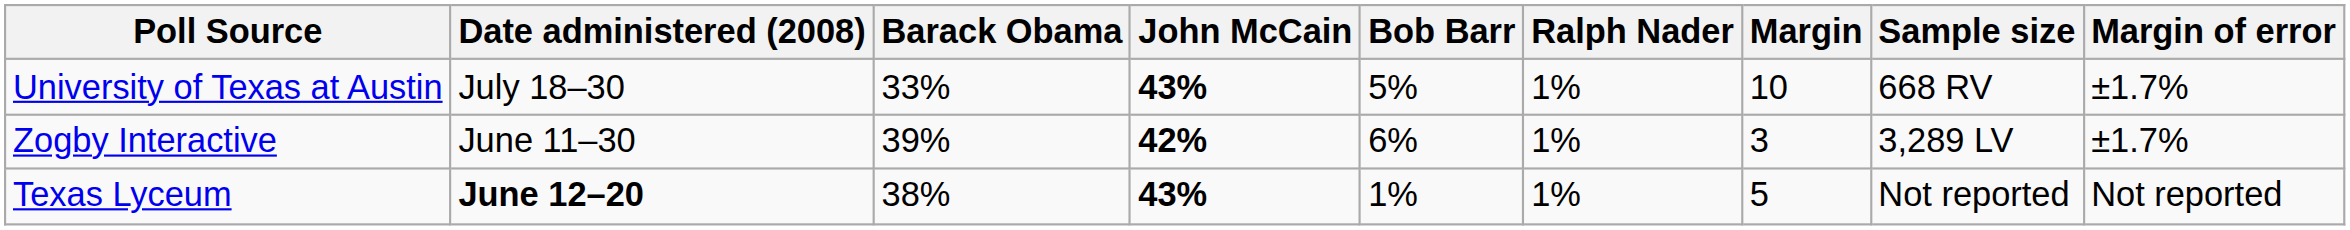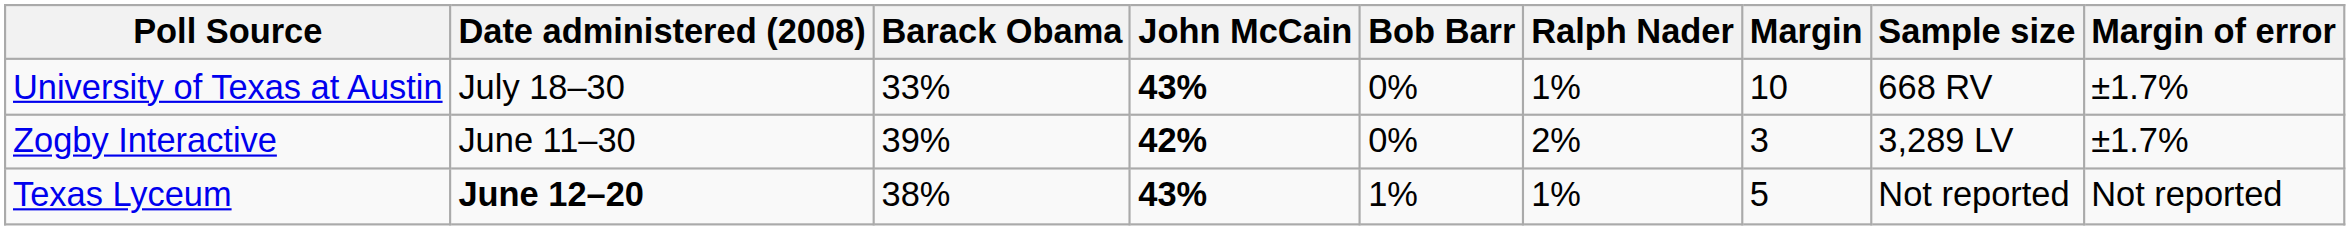(1393, 86) 5% -> (1393, 86) 0%
(1393, 140) 6% -> (1393, 140) 0%
(1556, 140) 1% -> (1556, 140) 2%
